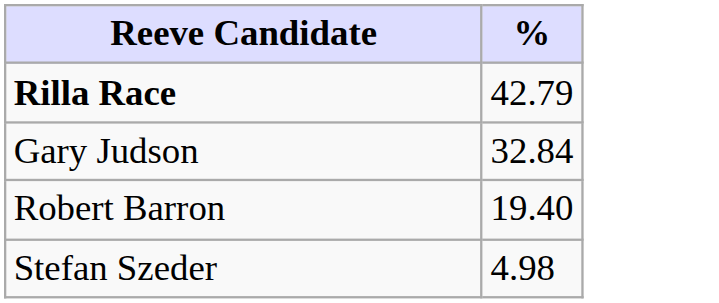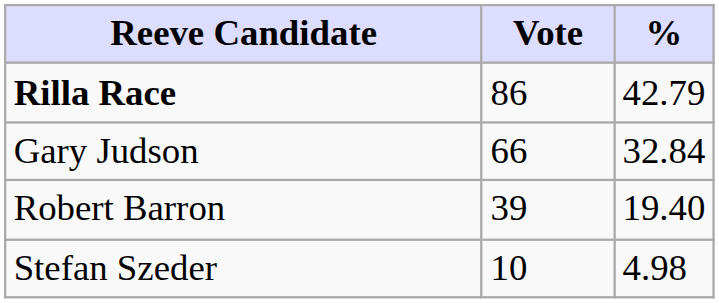+ column: (548, 33)
